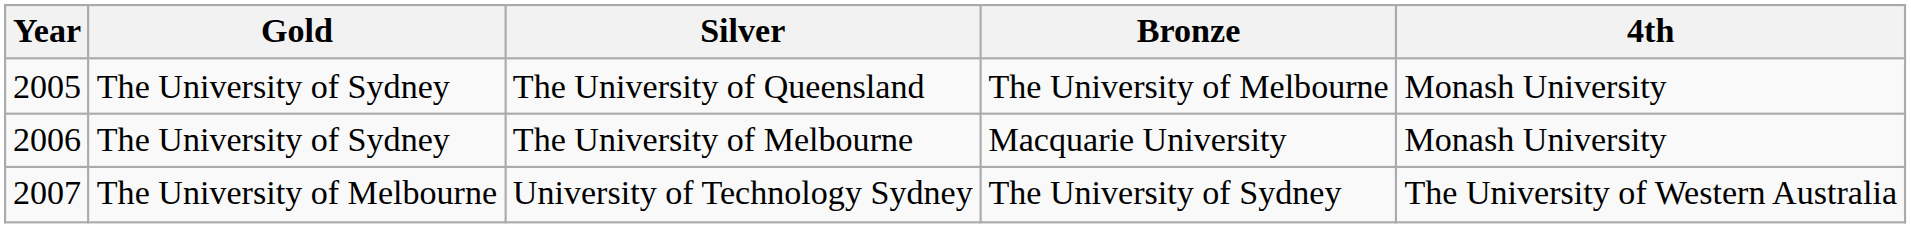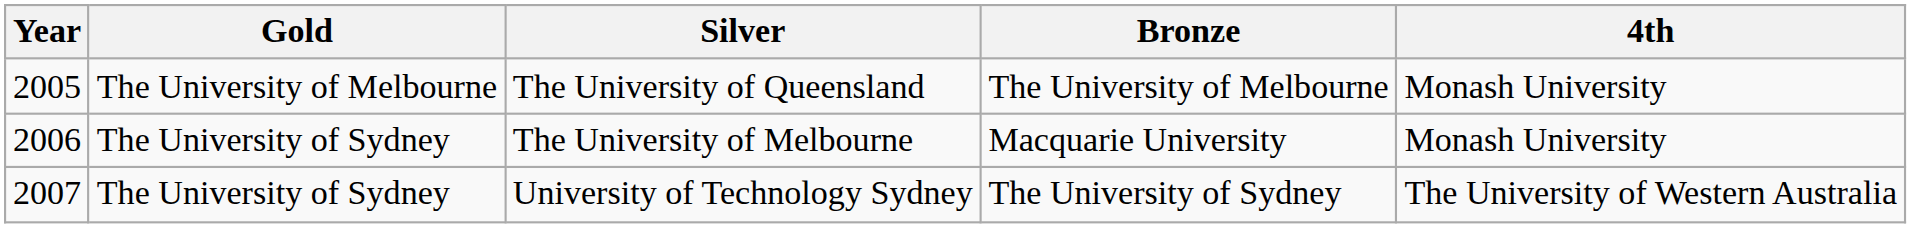(273, 85) The University of Sydney -> (297, 85) The University of Melbourne
(297, 193) The University of Melbourne -> (273, 193) The University of Sydney
